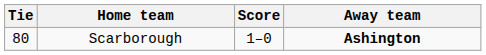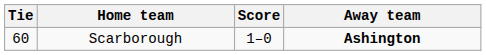(21, 39) 80 -> (21, 39) 60
